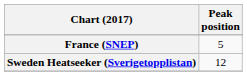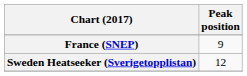(221, 44) 5 -> (221, 44) 9
